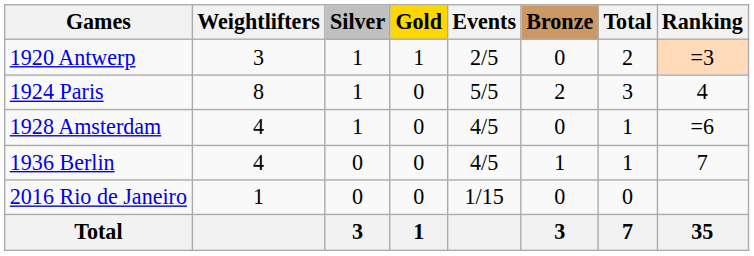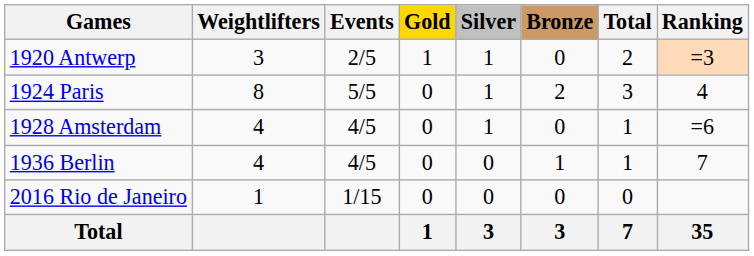columns swapped: (484, 22) <-> (358, 22)
